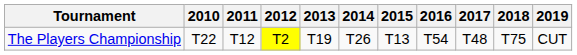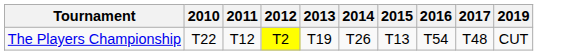- column: (514, 16)
